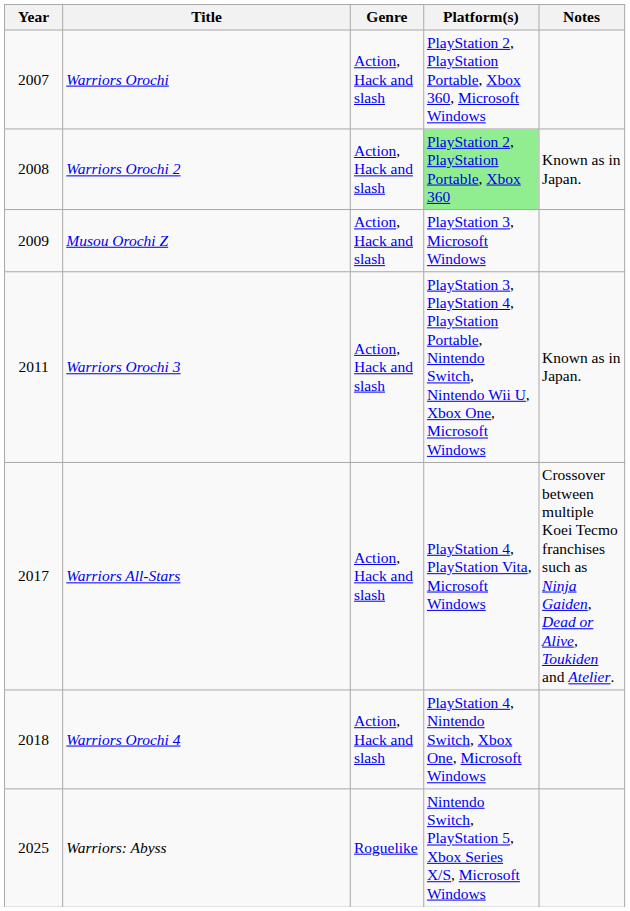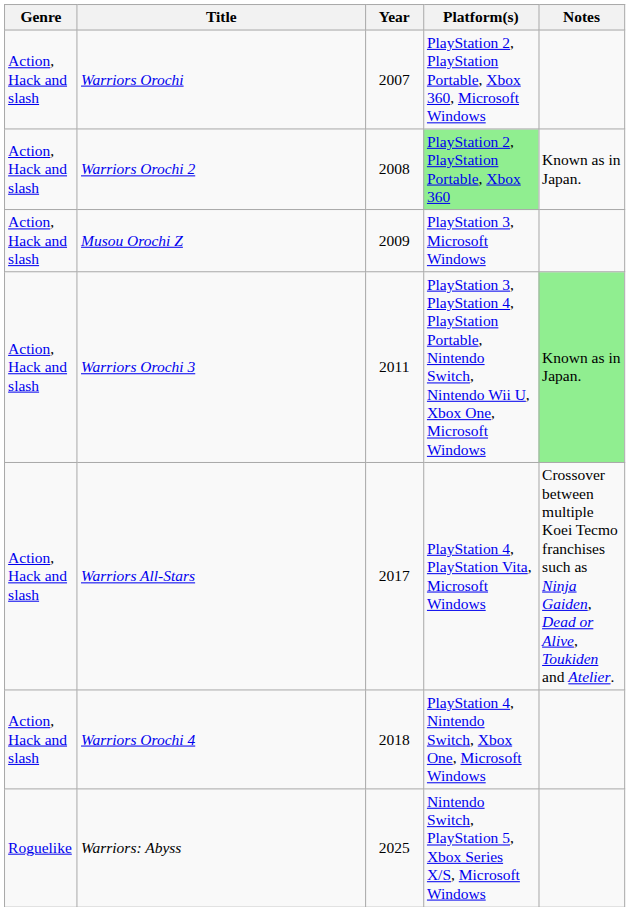columns swapped: (34, 17) <-> (387, 17)
(581, 367) no background -> (581, 367) lightgreen background
